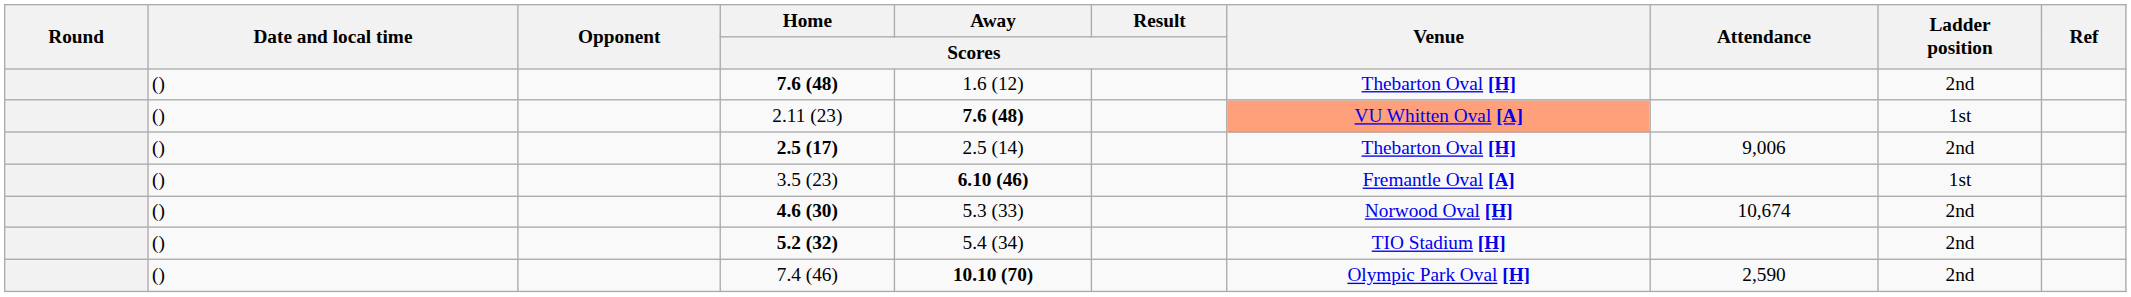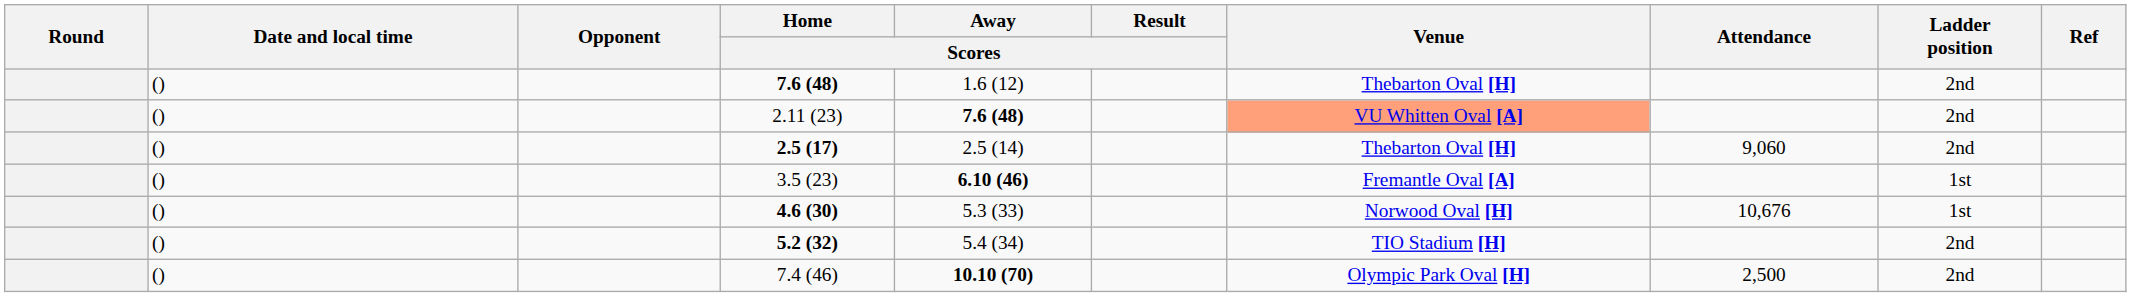(1960, 116) 1st -> (1960, 116) 2nd
(1764, 148) 9,006 -> (1764, 148) 9,060
(1764, 211) 10,674 -> (1764, 211) 10,676
(1960, 211) 2nd -> (1960, 211) 1st
(1764, 275) 2,590 -> (1764, 275) 2,500
